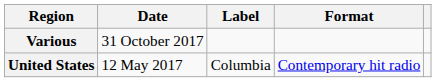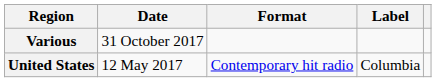columns swapped: (349, 16) <-> (241, 16)
